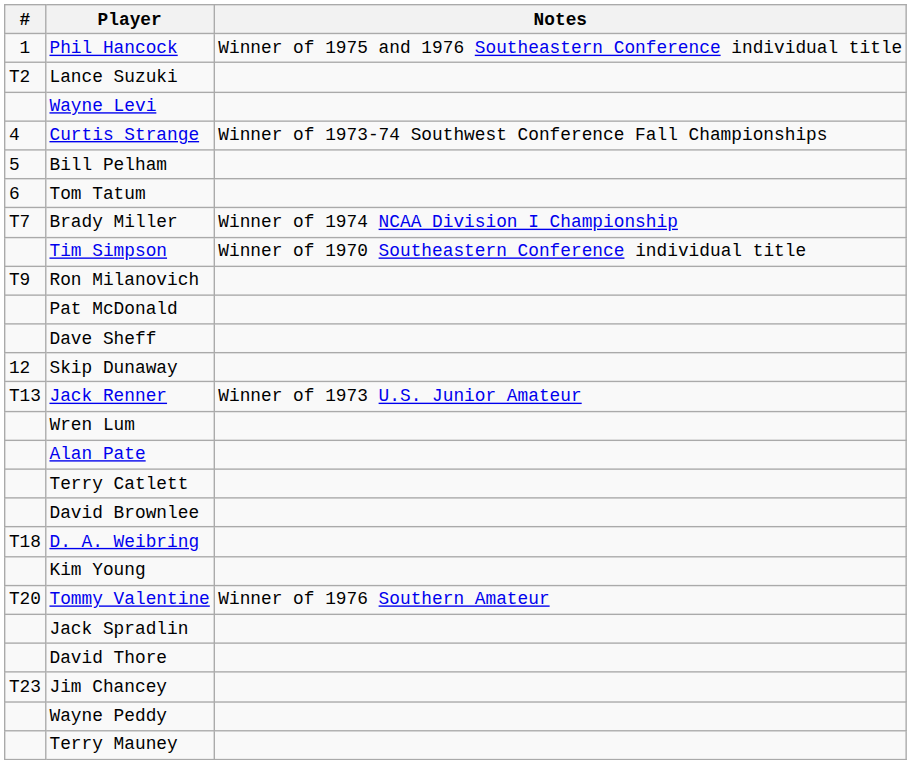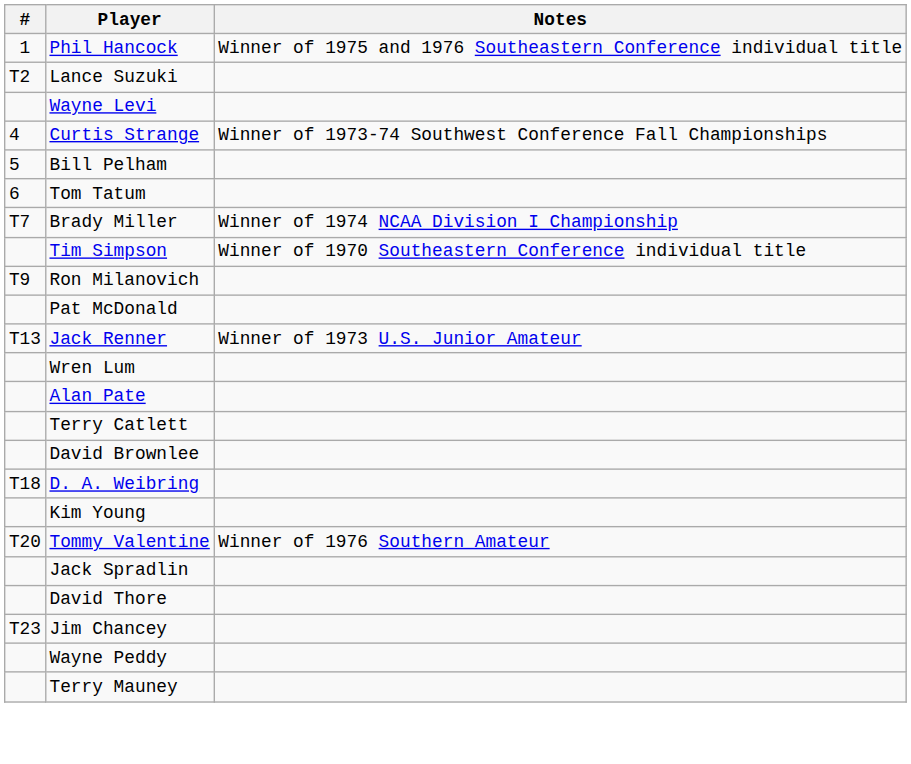- row: (103, 338)
- row: (114, 368)
